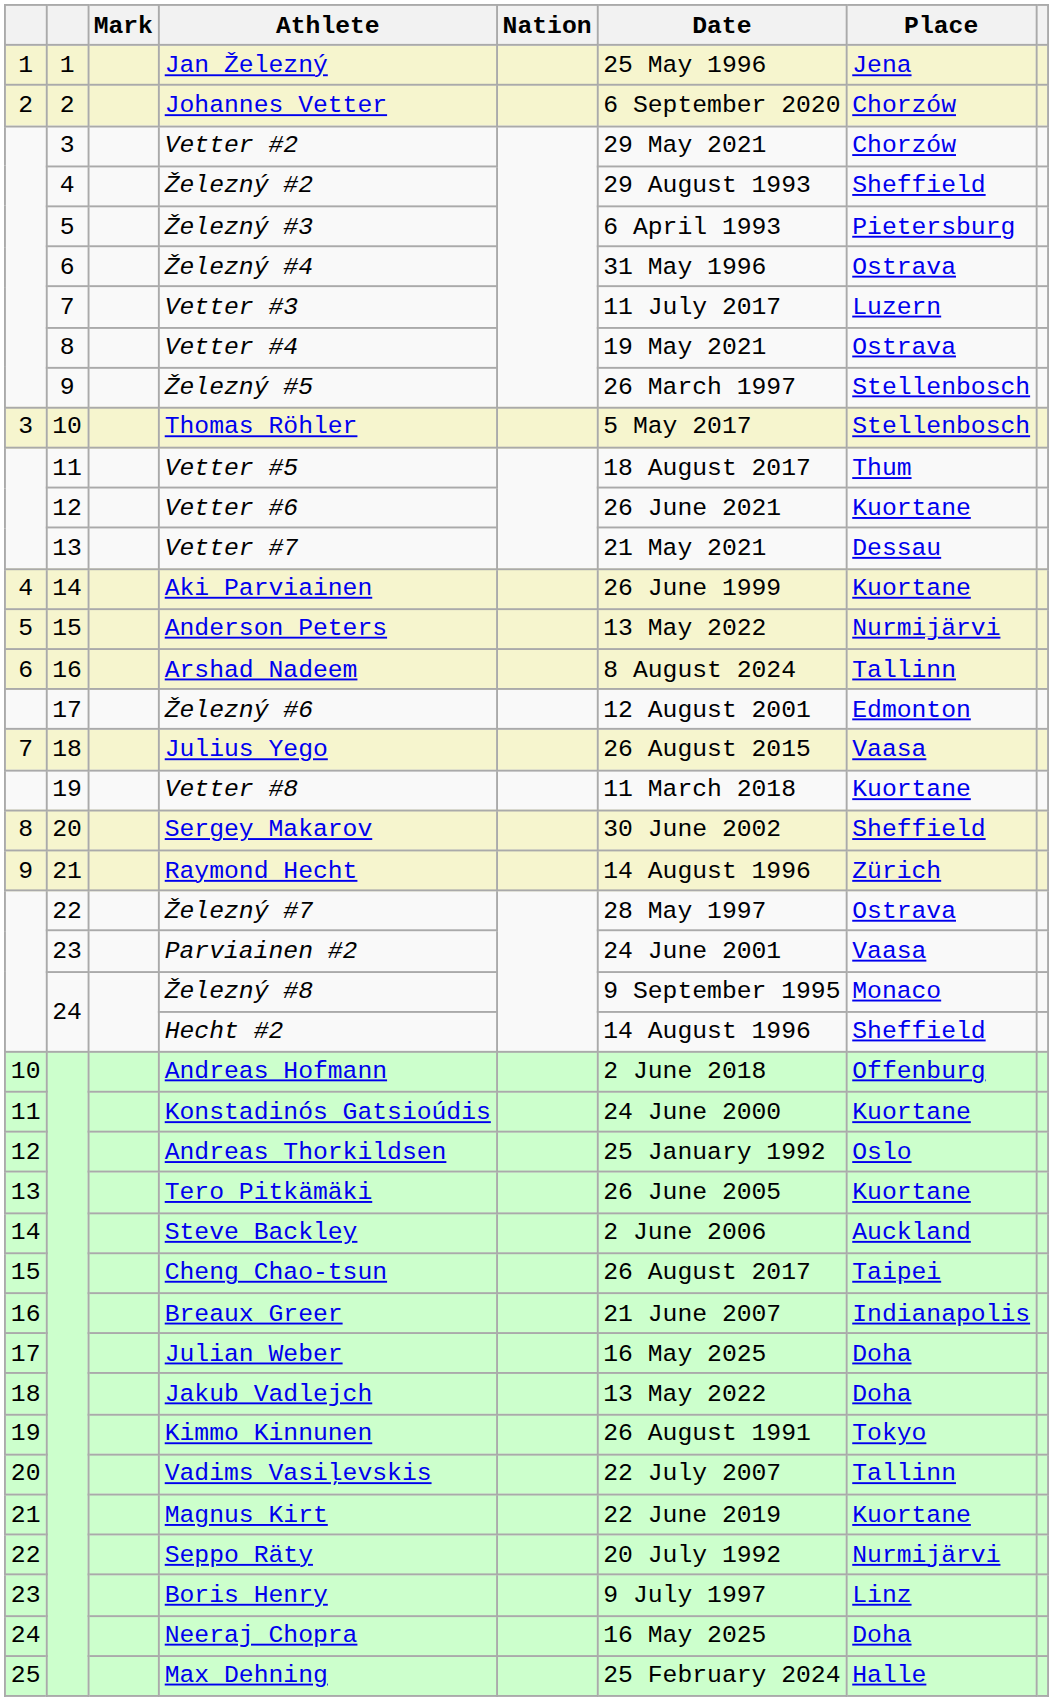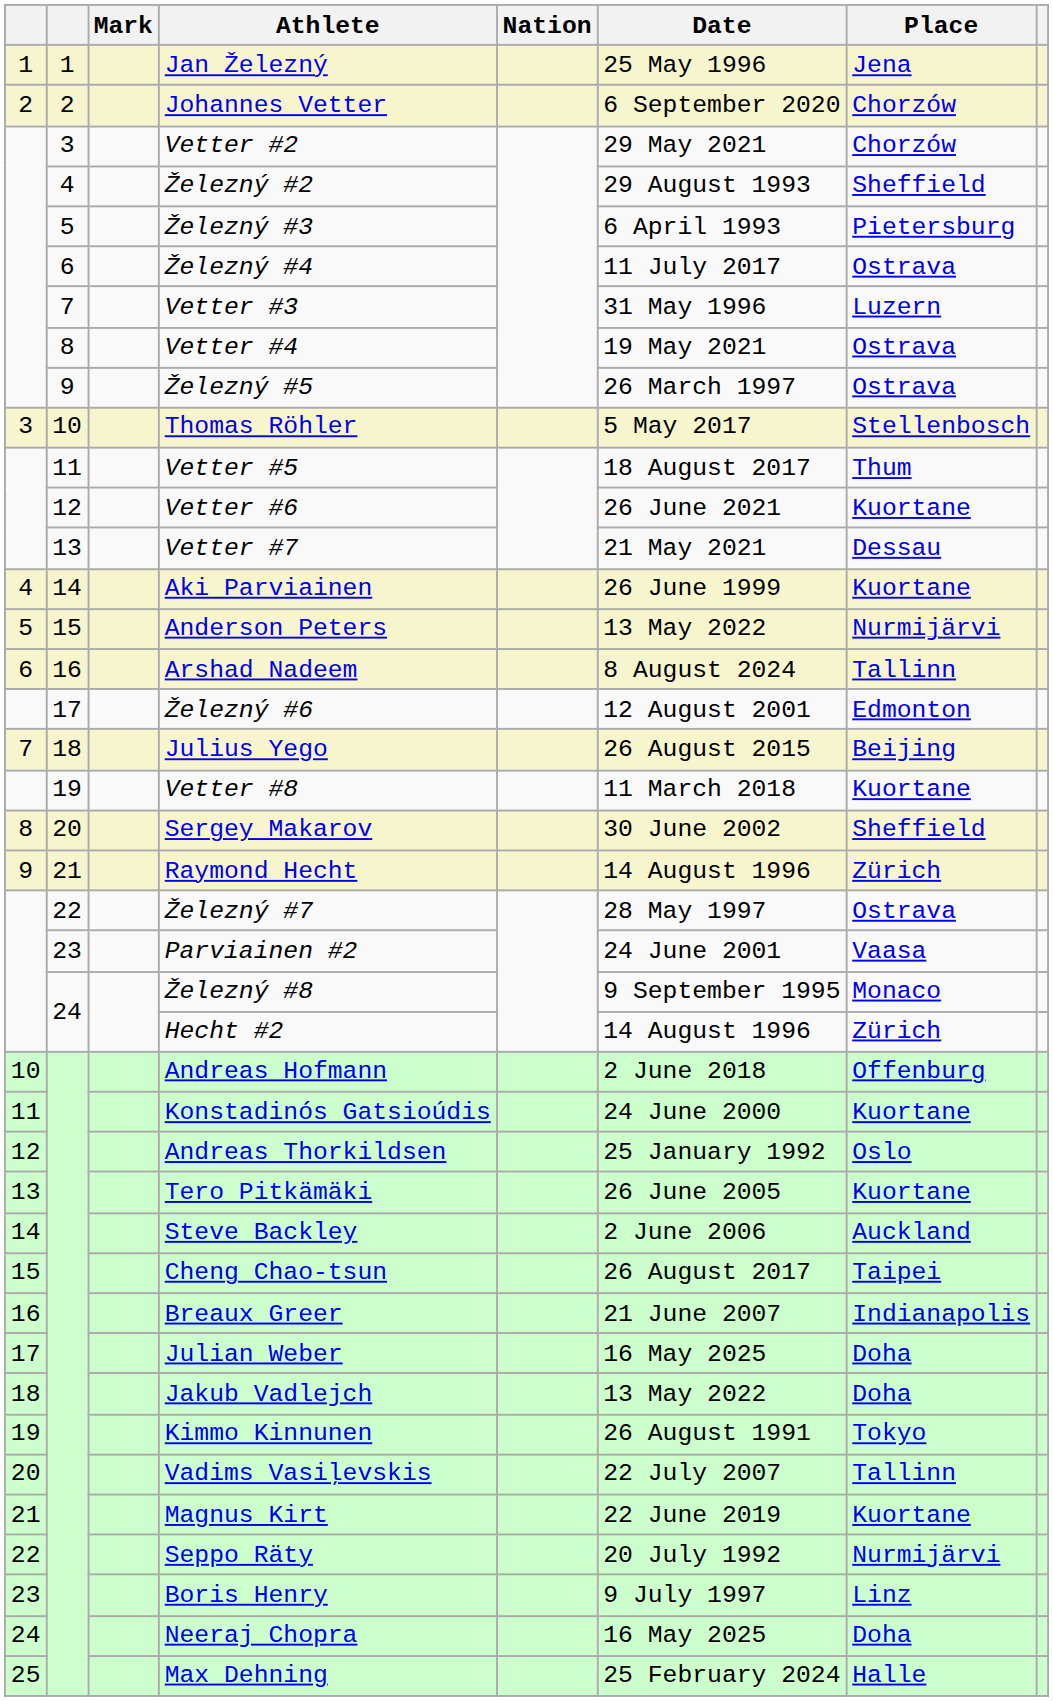(685, 267) 31 May 1996 -> (692, 267) 11 July 2017
(692, 307) 11 July 2017 -> (685, 307) 31 May 1996
(941, 387) Stellenbosch -> (904, 387) Ostrava
(889, 750) Vaasa -> (904, 750) Beijing
(919, 1031) Sheffield -> (897, 1031) Zürich
